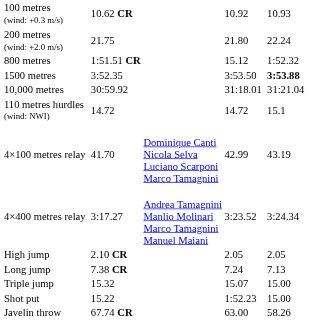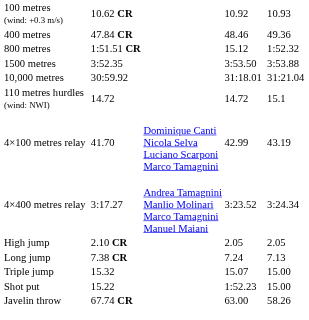- row: (33, 40)
+ row: (27, 34)
(283, 75) bold -> (283, 63) normal
